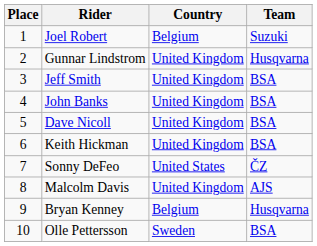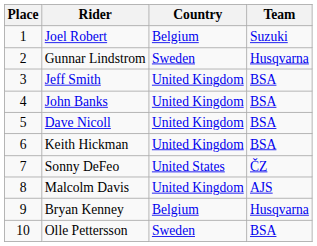(198, 58) United Kingdom -> (173, 58) Sweden
